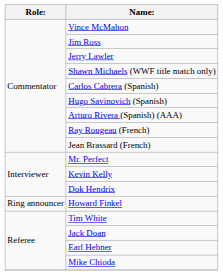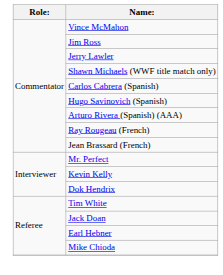- row: (95, 203)
